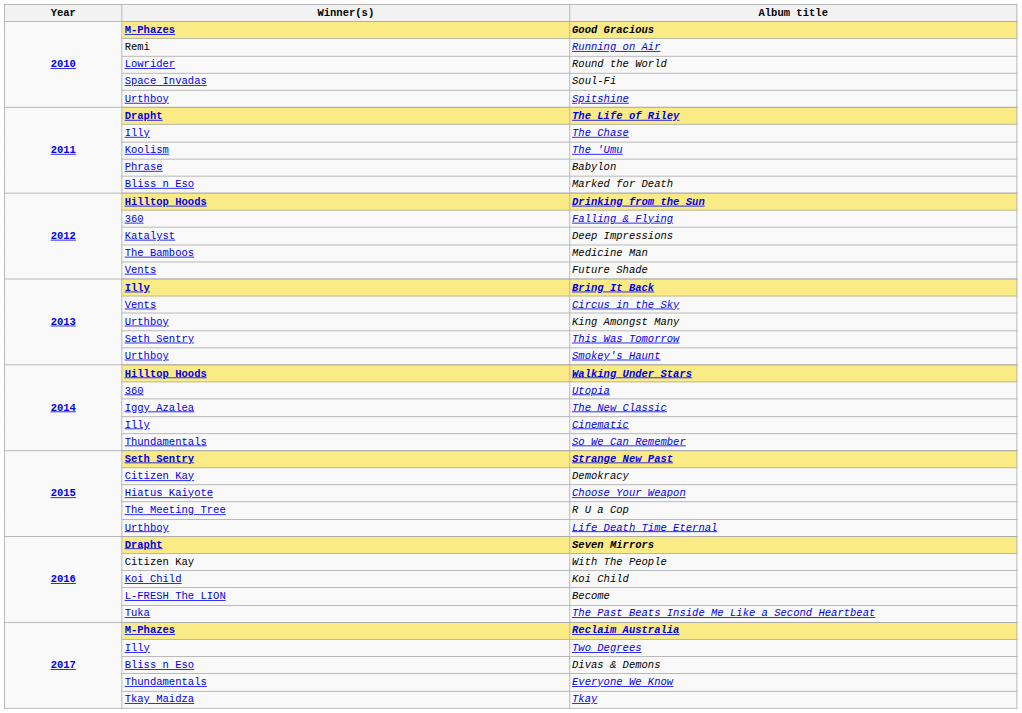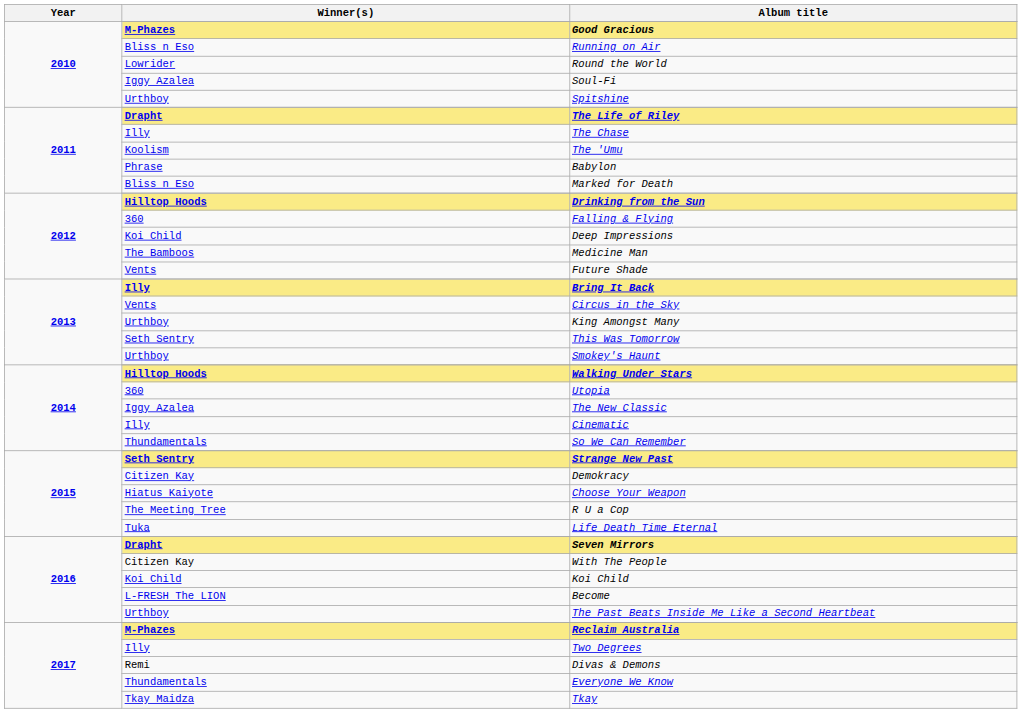(137, 47) Remi -> (159, 47) Bliss n Eso
(166, 82) Space Invadas -> (159, 82) Iggy Azalea
(150, 236) Katalyst -> (153, 236) Koi Child
(147, 528) Urthboy -> (137, 528) Tuka
(137, 614) Tuka -> (147, 614) Urthboy
(159, 665) Bliss n Eso -> (137, 665) Remi
